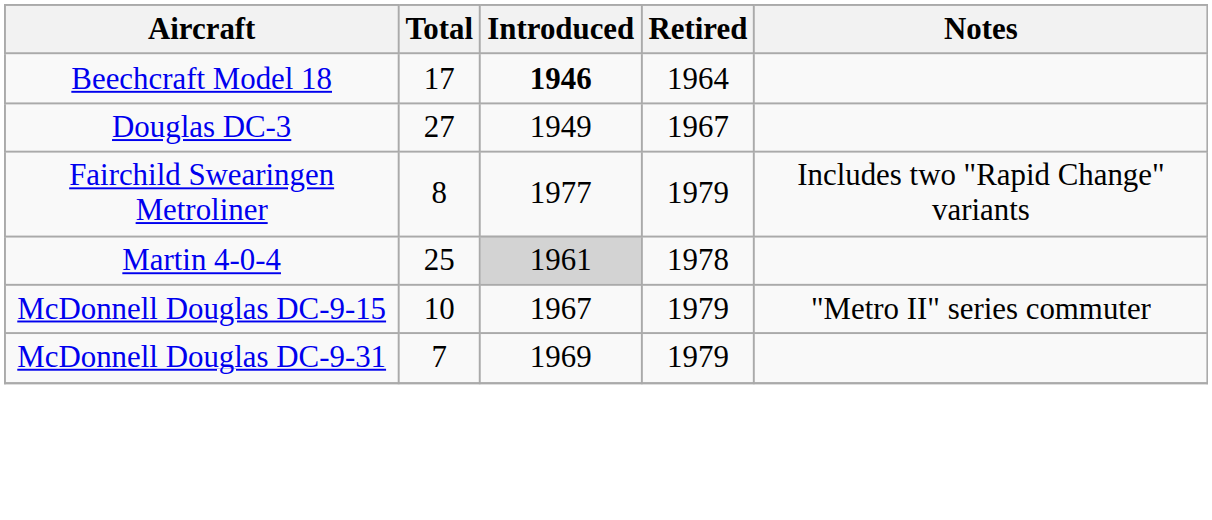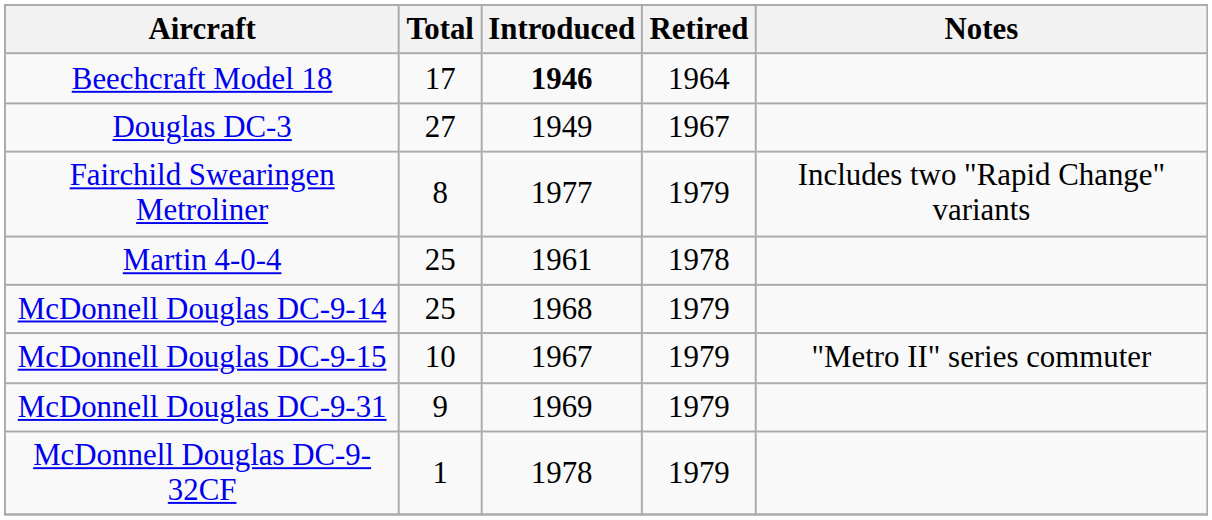(561, 259) lightgrey background -> (562, 259) no background
+ row: (202, 308)
(439, 357) 7 -> (440, 406) 9
+ row: (202, 472)
